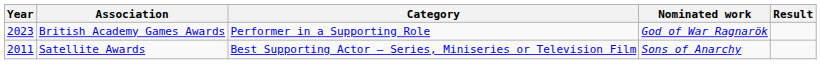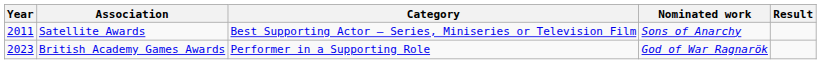rows swapped: (92, 49) <-> (132, 31)
